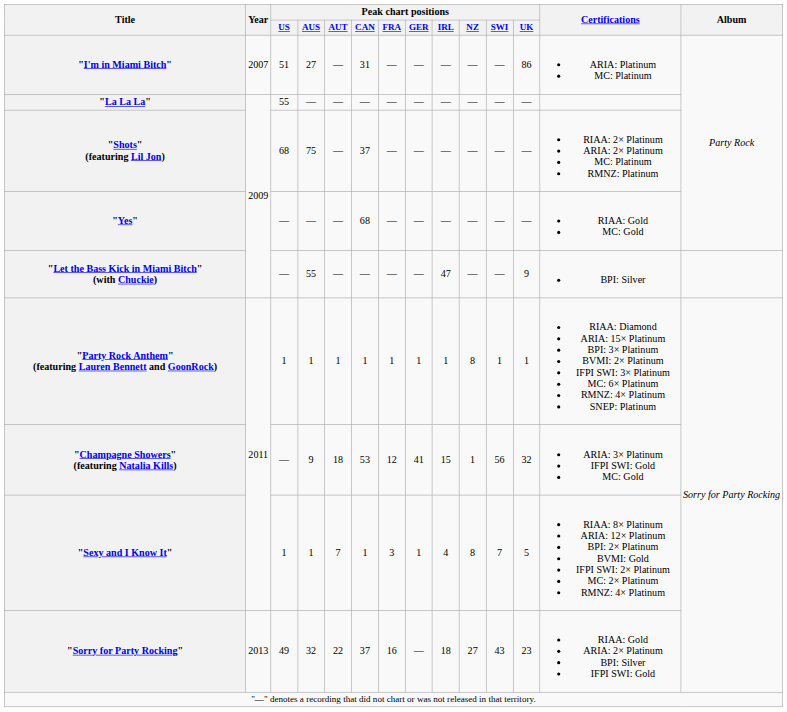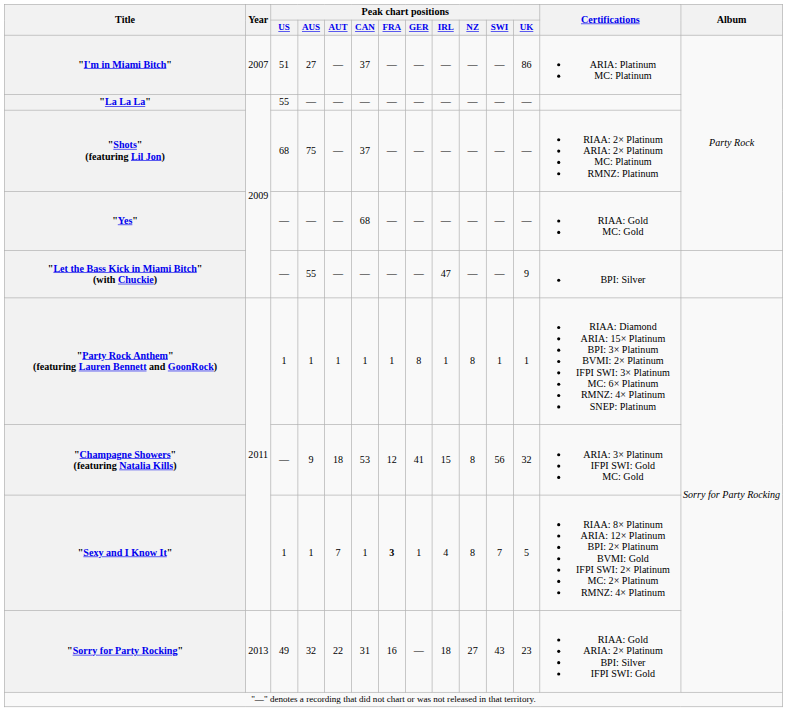(365, 64) 31 -> (365, 64) 37
(419, 361) 1 -> (419, 361) 8
(473, 460) 1 -> (473, 460) 8
(392, 552) normal -> (392, 552) bold
(365, 651) 37 -> (365, 651) 31
